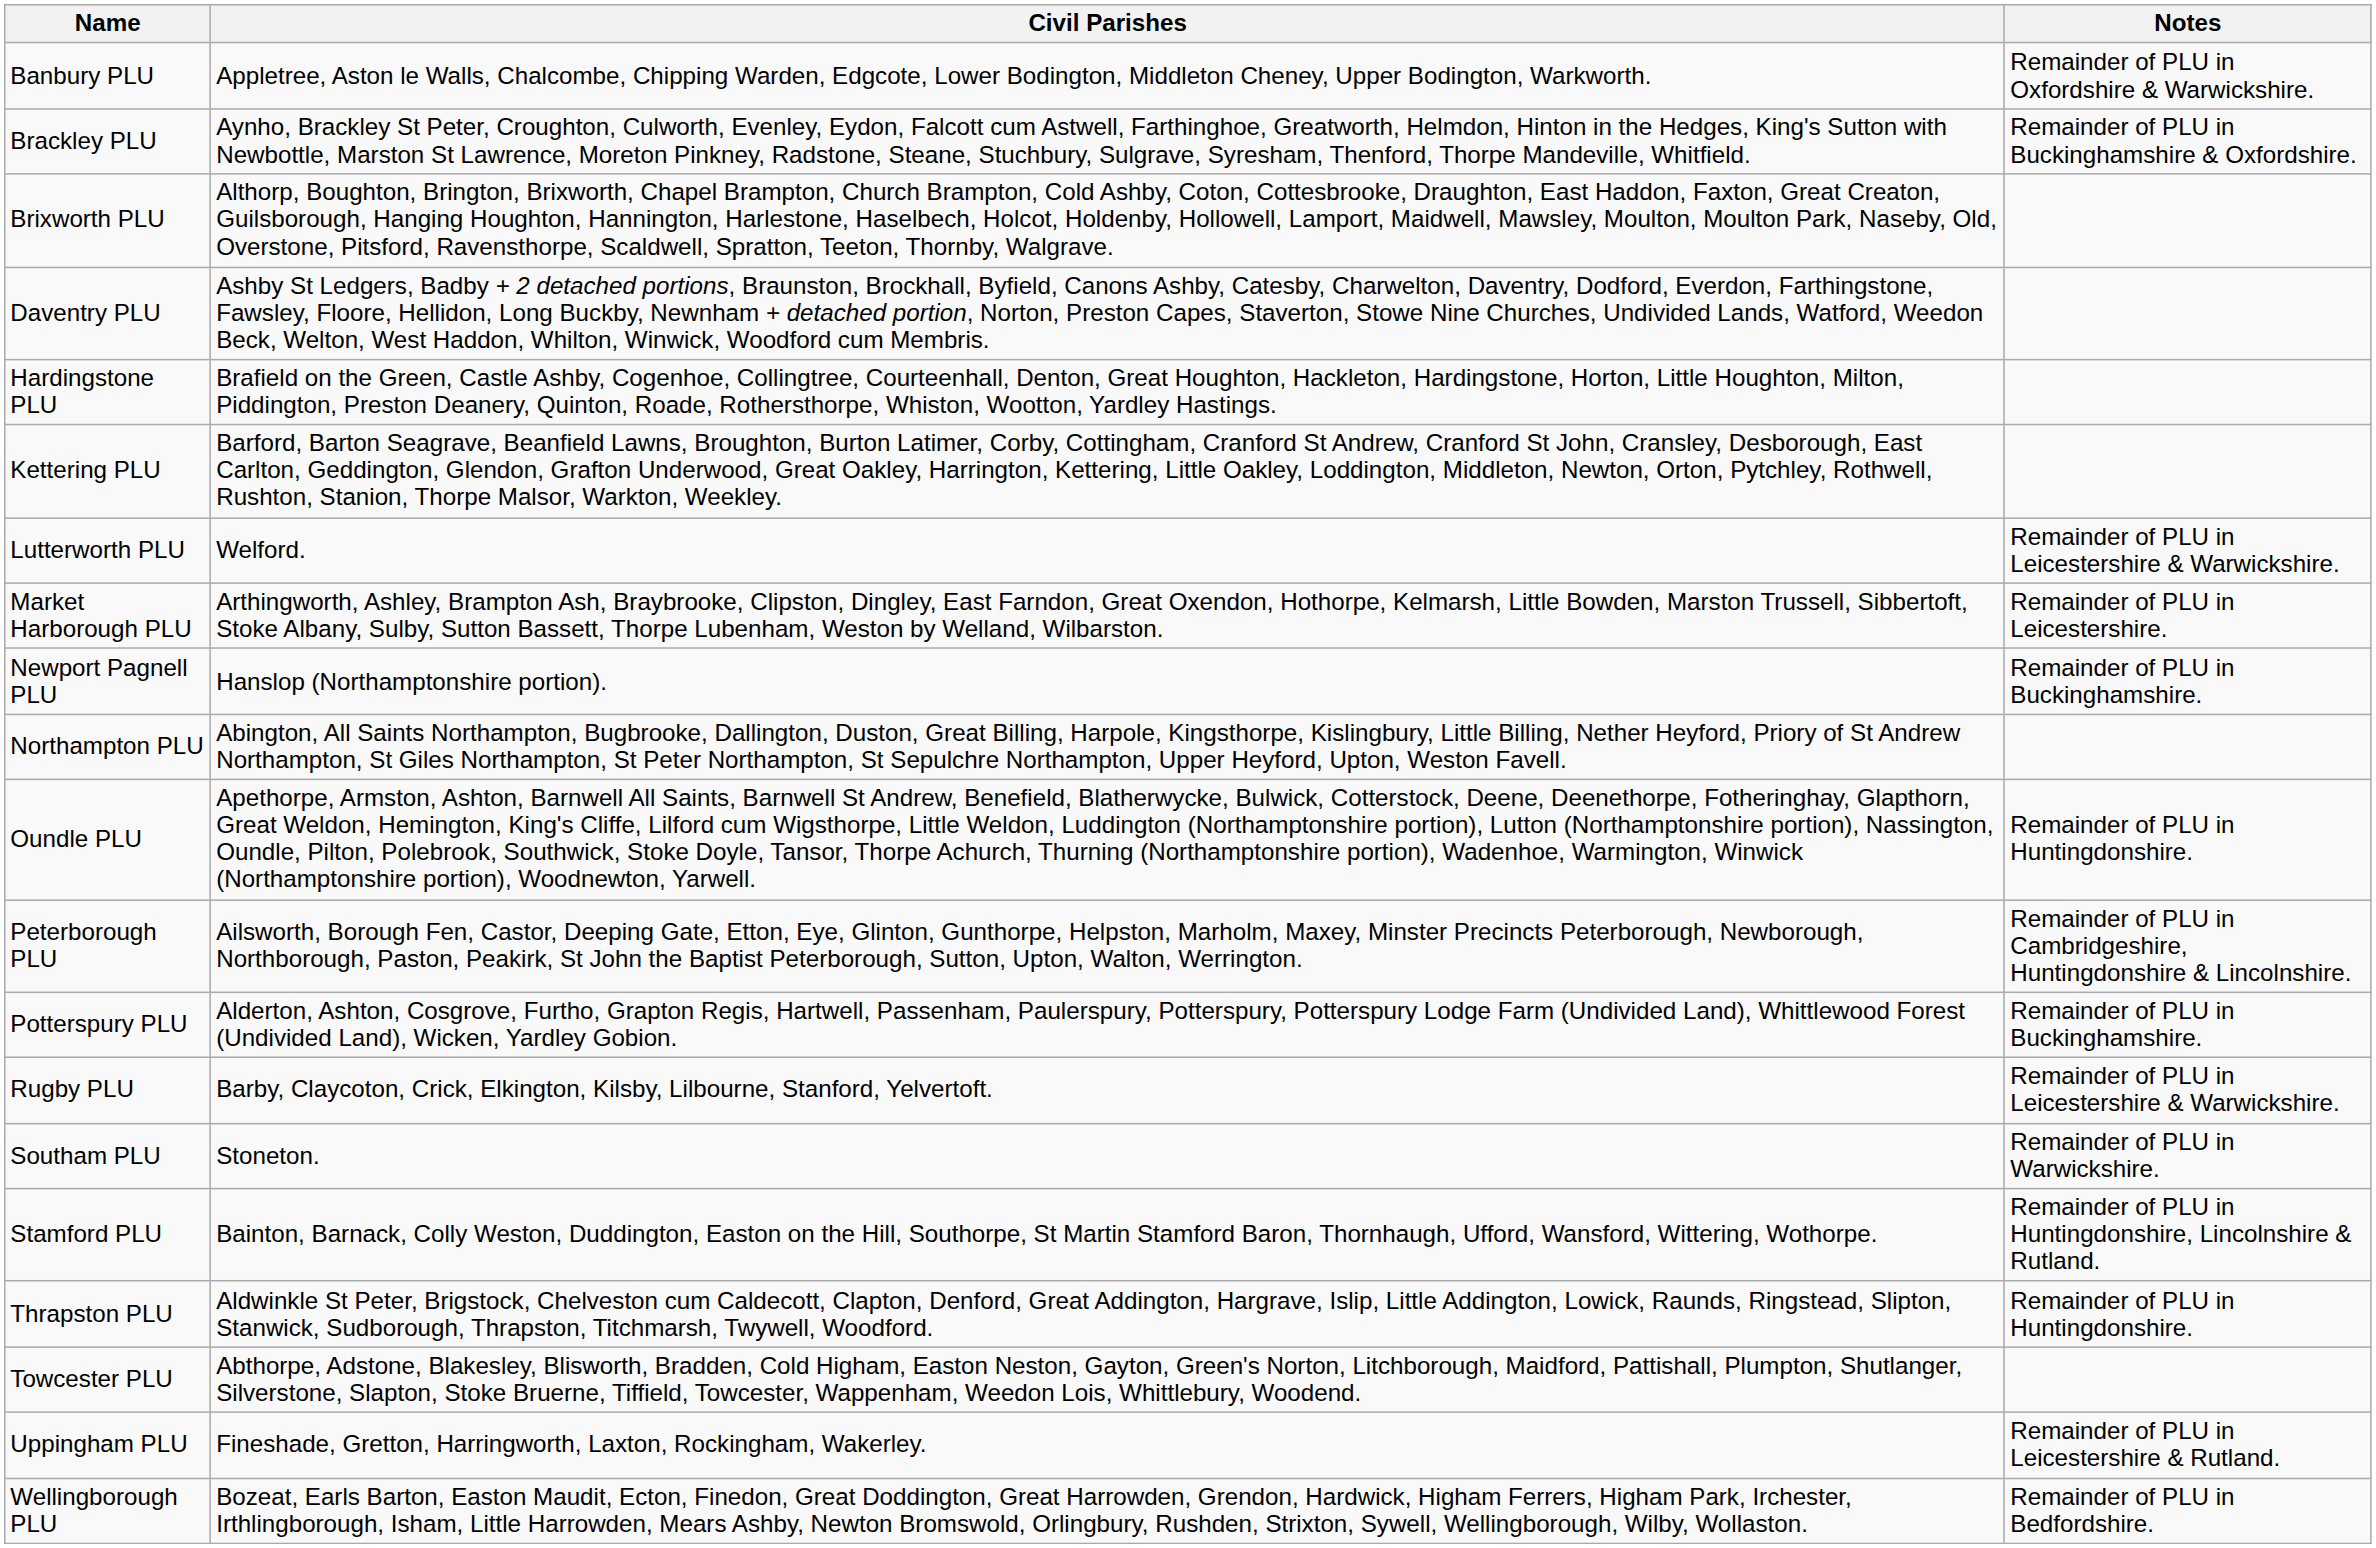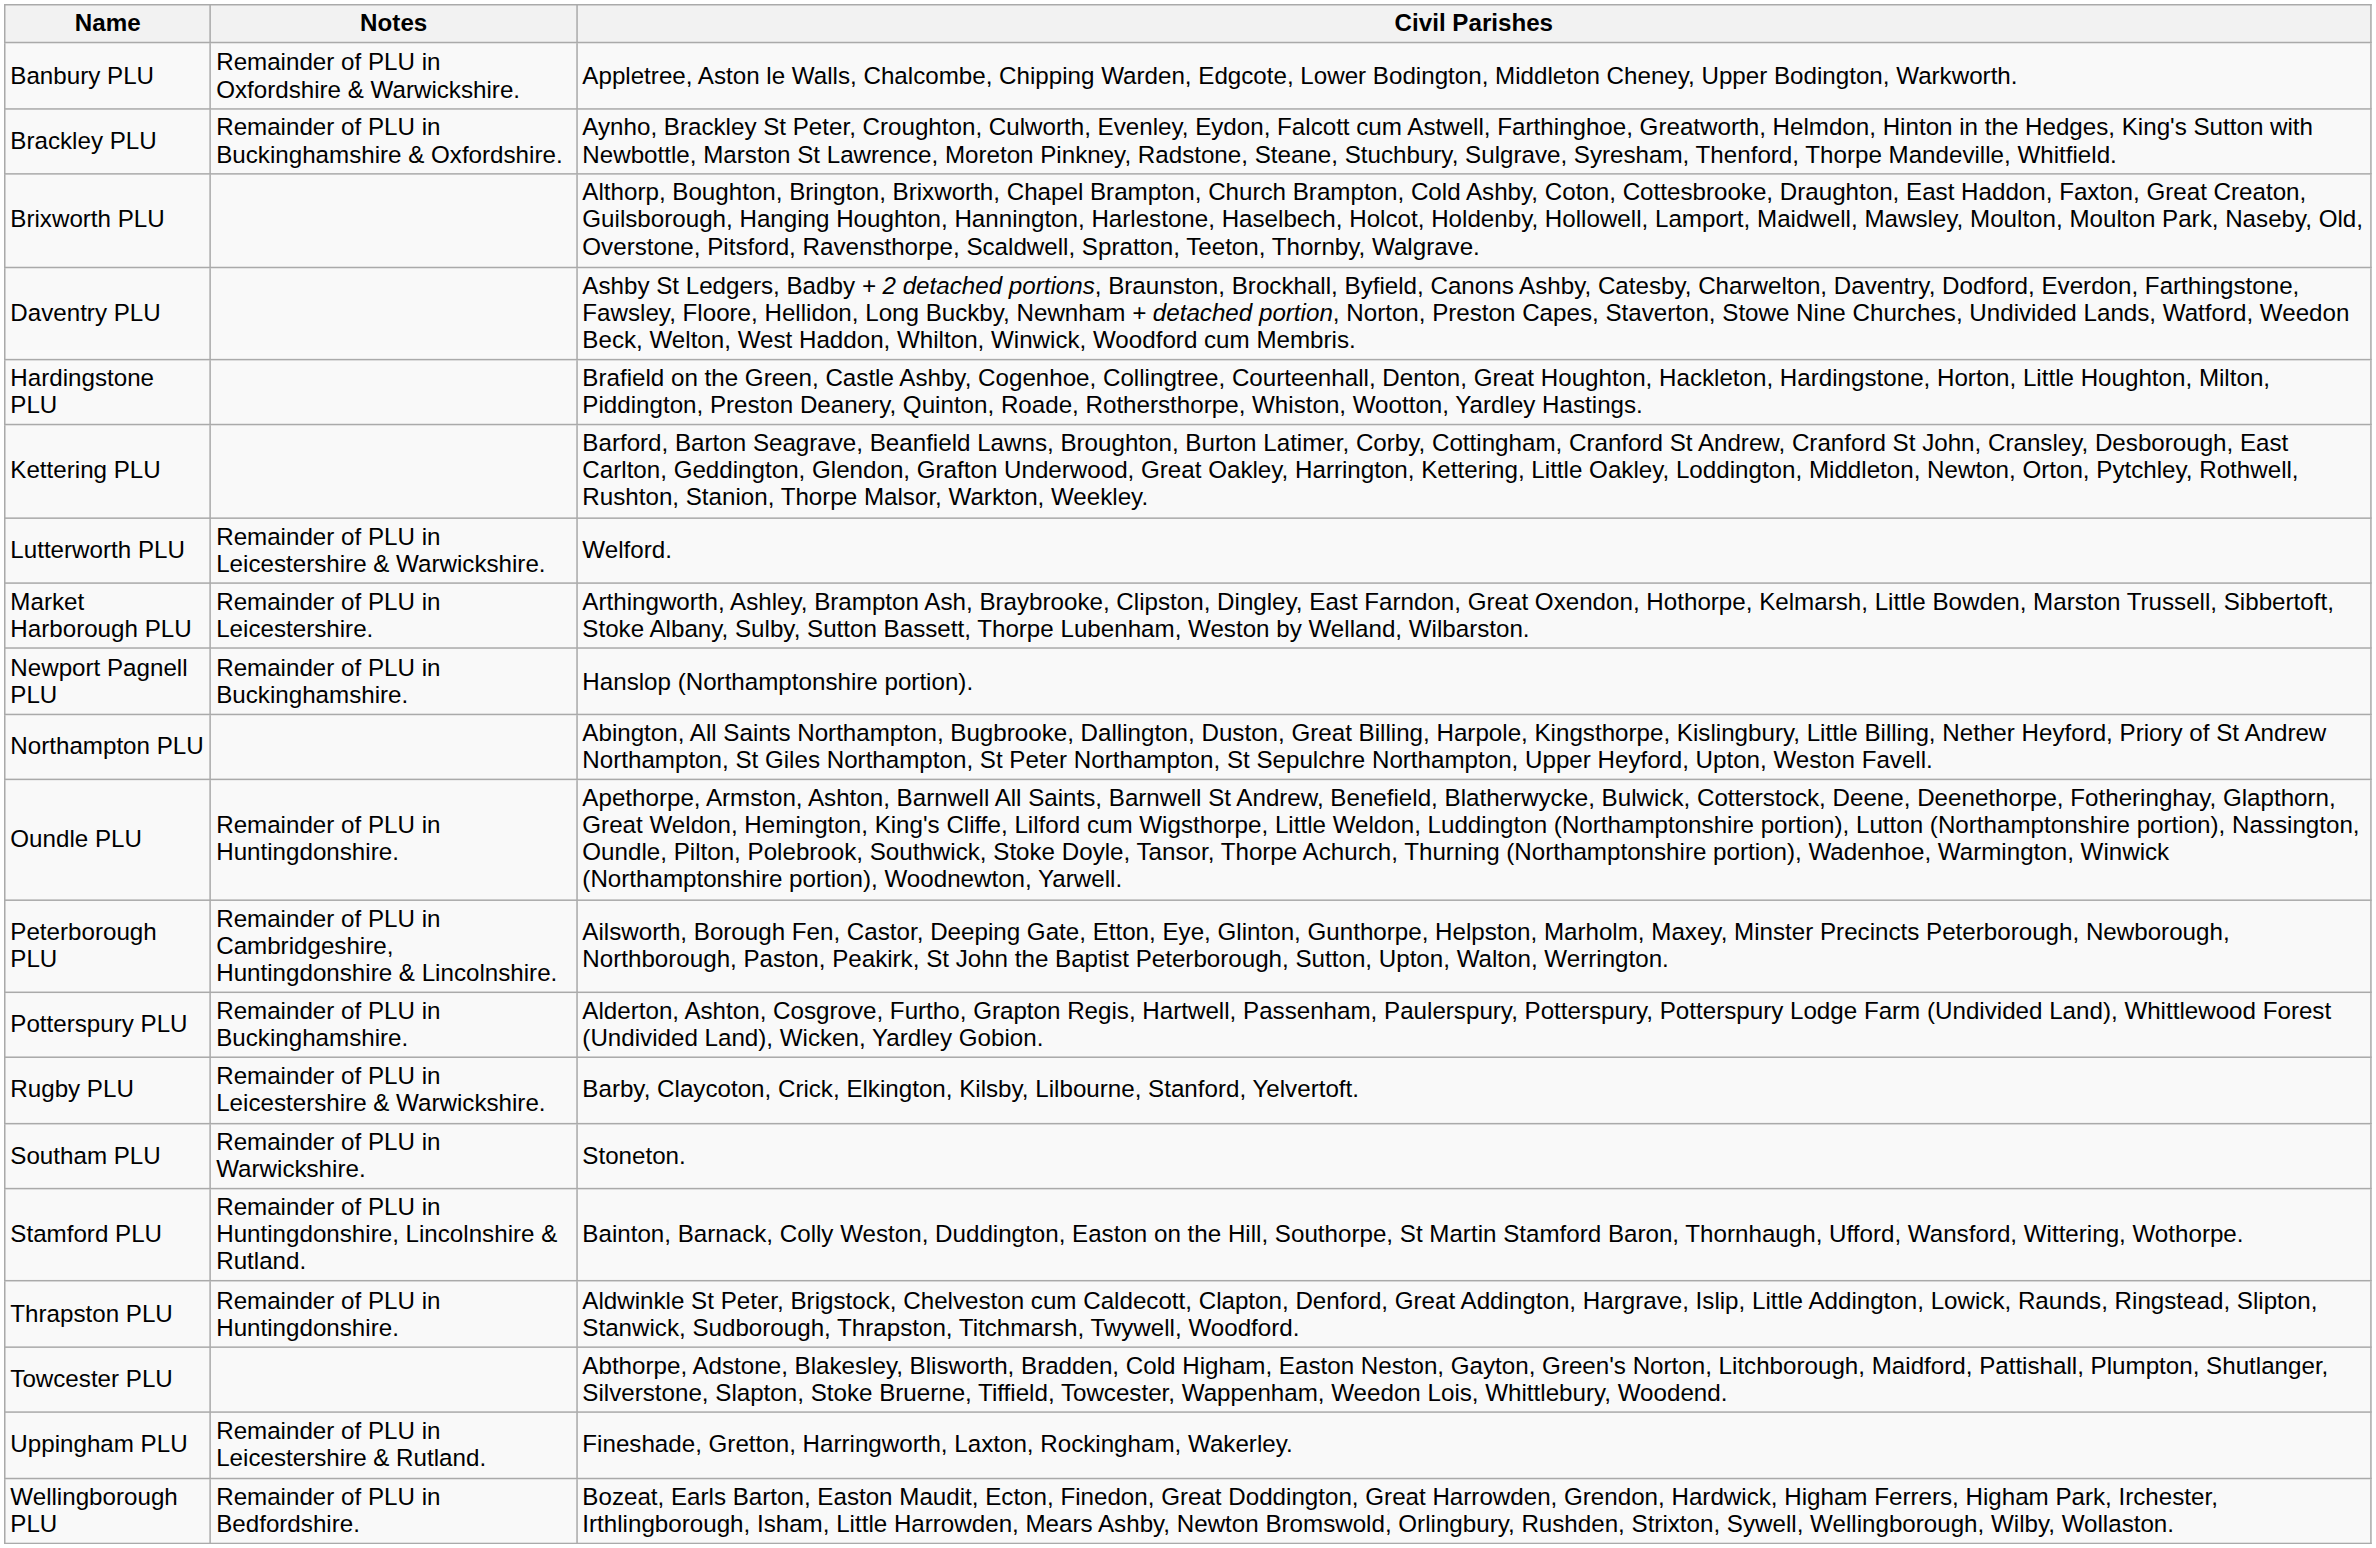columns swapped: (1108, 23) <-> (2188, 23)
